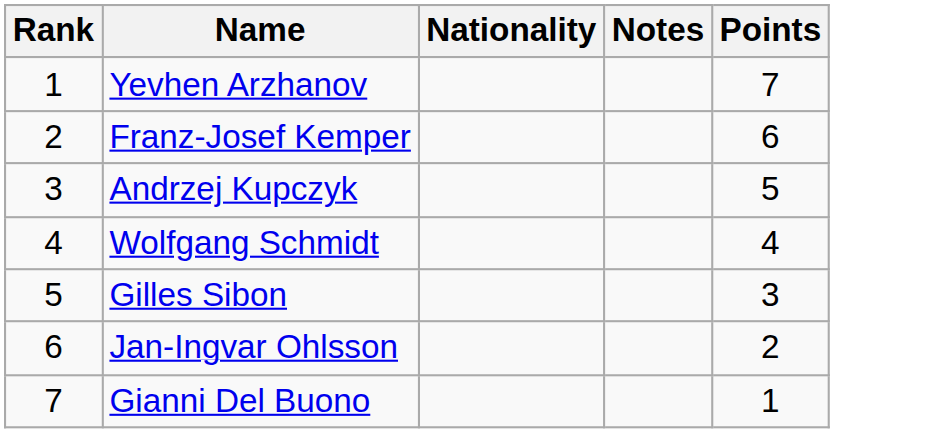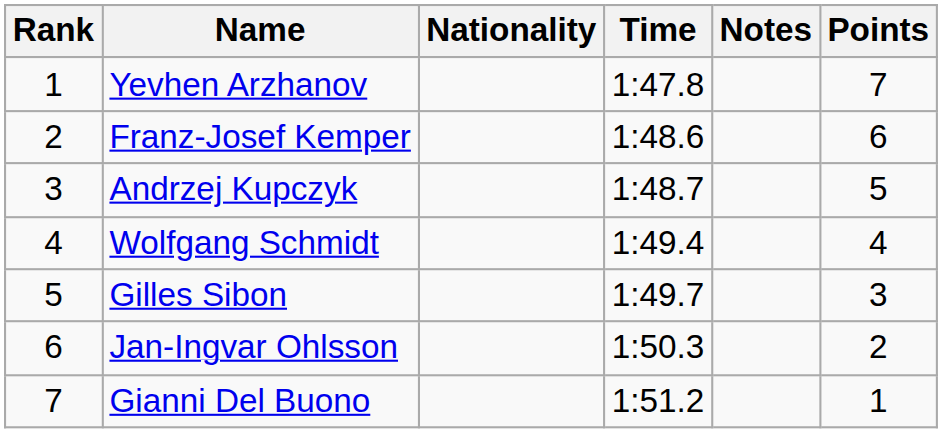+ column: (658, 30)
